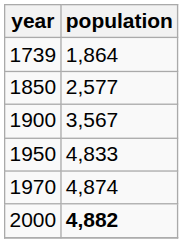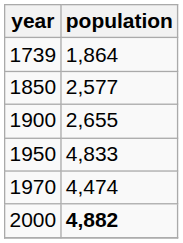(92, 120) 3,567 -> (92, 120) 2,655
(92, 187) 4,874 -> (92, 187) 4,474
